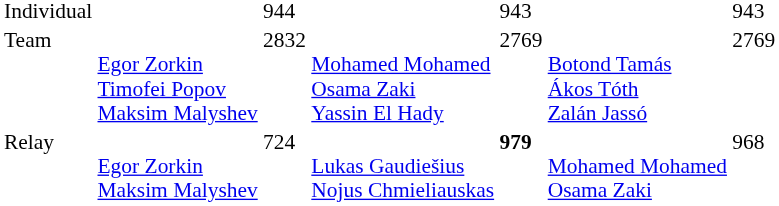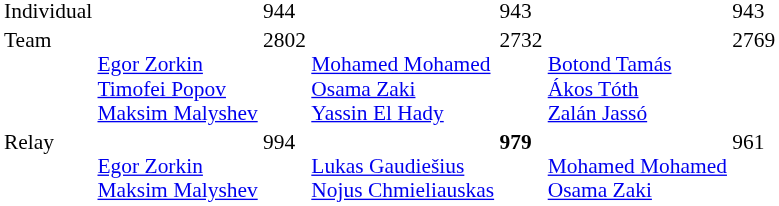(284, 40) 2832 -> (284, 40) 2802
(521, 40) 2769 -> (521, 40) 2732
(279, 142) 724 -> (279, 142) 994
(748, 142) 968 -> (748, 142) 961
